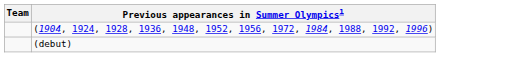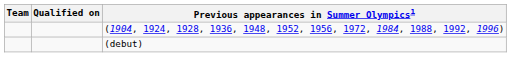+ column: (67, 13)
